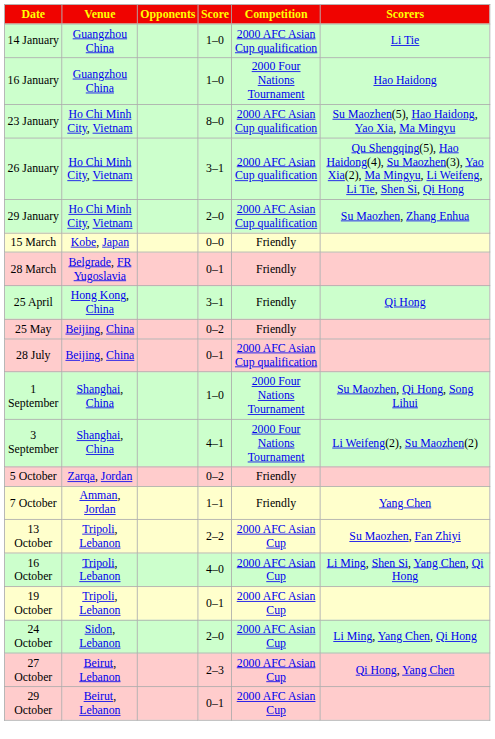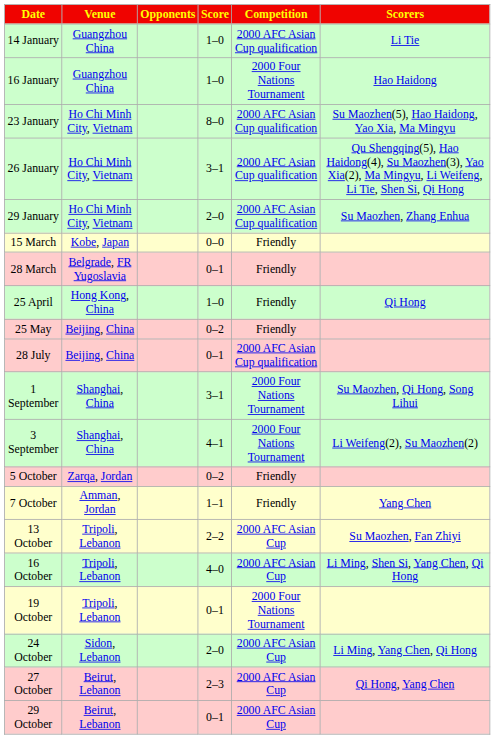(215, 302) 3–1 -> (215, 302) 1–0
(215, 396) 1–0 -> (215, 396) 3–1
(276, 603) 2000 AFC Asian Cup -> (276, 610) 2000 Four Nations Tournament
